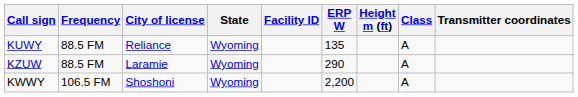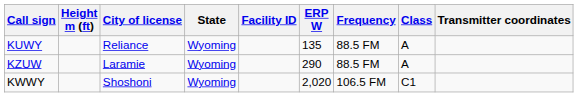columns swapped: (91, 20) <-> (377, 20)
(339, 82) 2,200 -> (317, 82) 2,020
(405, 82) A -> (408, 82) C1
